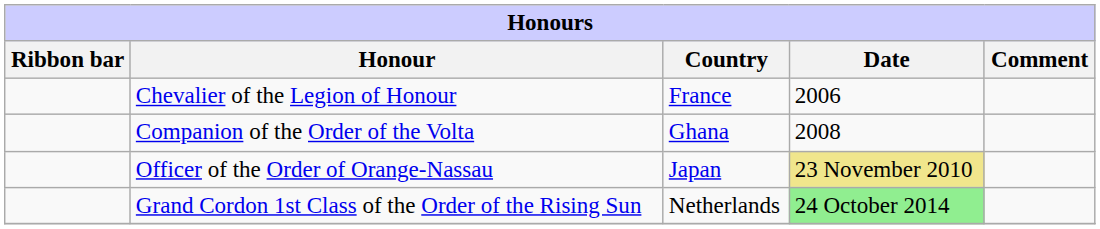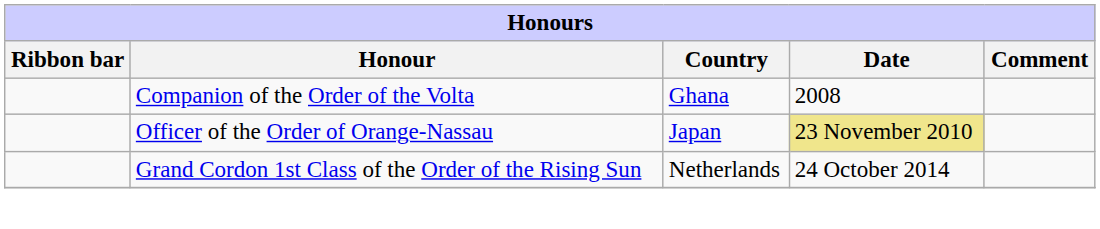- row: (296, 95)
(872, 205) lightgreen background -> (872, 168) no background
